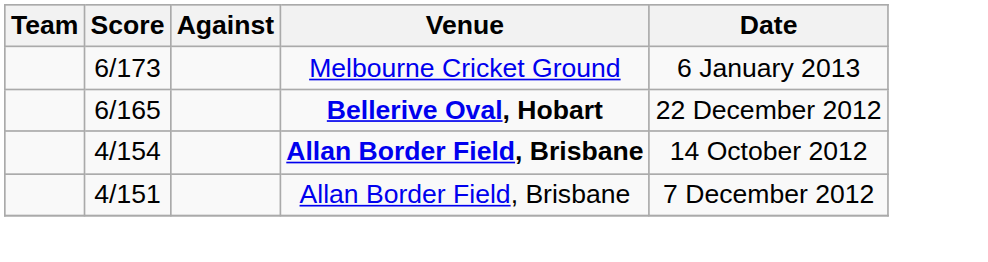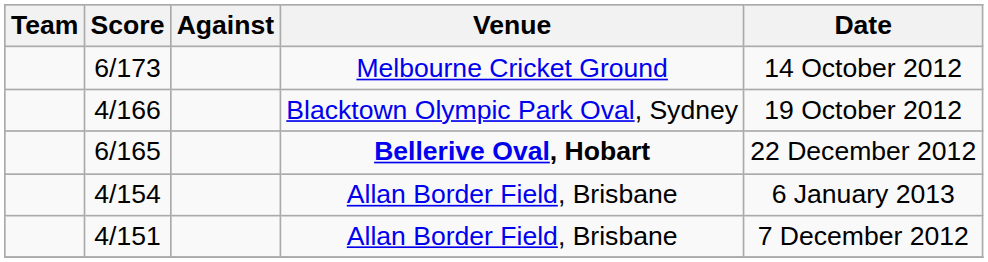(769, 67) 6 January 2013 -> (863, 67) 14 October 2012
+ row: (128, 109)
(465, 151) bold -> (512, 194) normal
(769, 151) 14 October 2012 -> (863, 194) 6 January 2013
